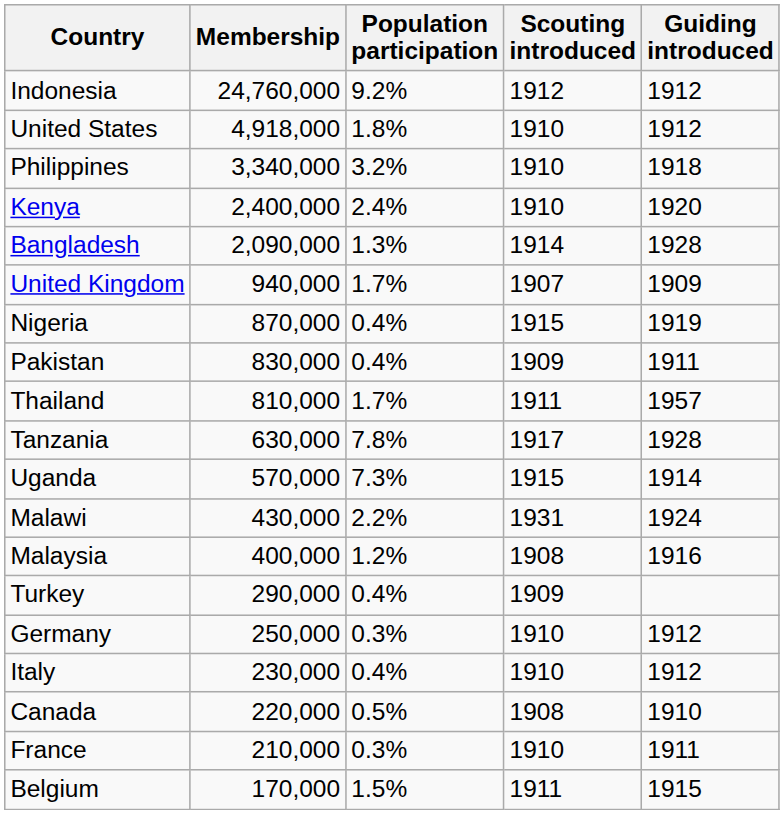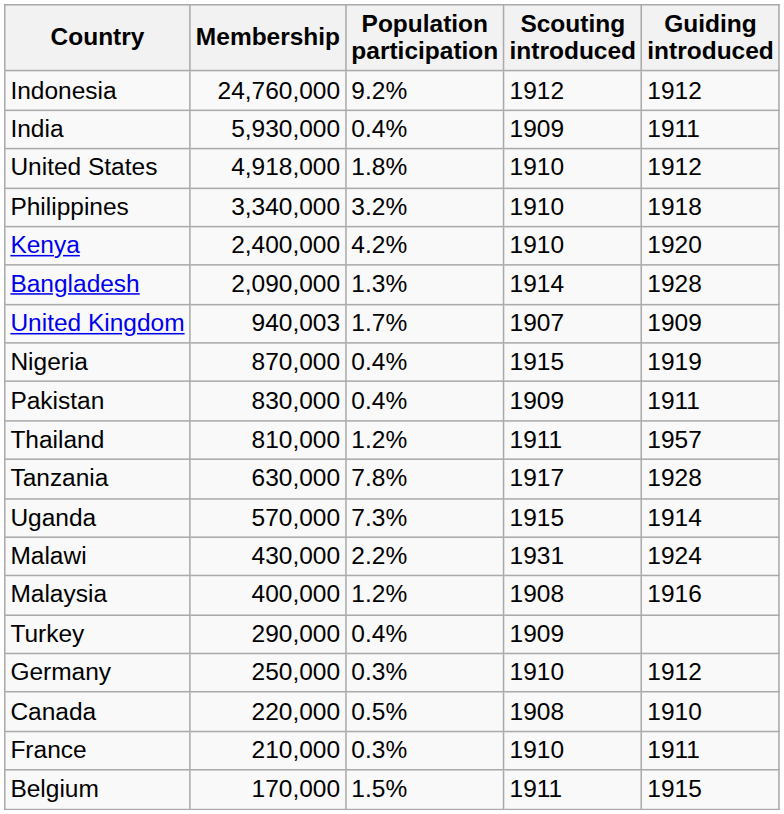+ row: (37, 129)
(379, 206) 2.4% -> (379, 245) 4.2%
(296, 284) 940,000 -> (296, 323) 940,003
(379, 400) 1.7% -> (379, 439) 1.2%
- row: (33, 672)
